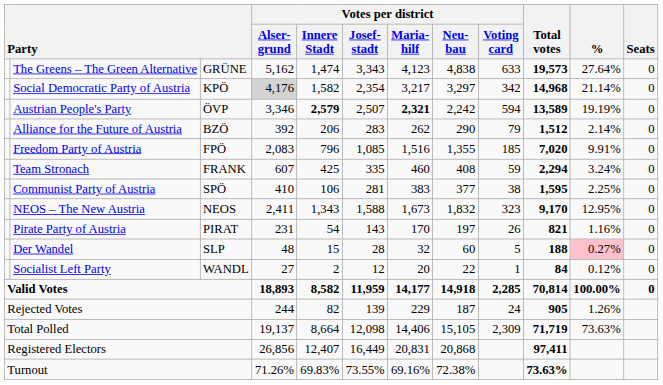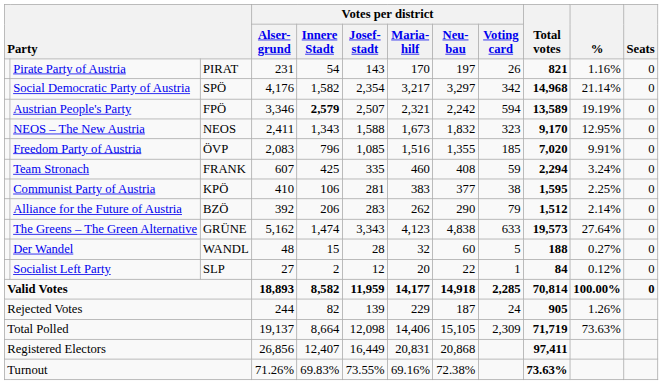rows swapped: (105, 68) <-> (69, 229)
(216, 88) KPÖ -> (215, 88) SPÖ
(280, 88) lightgrey background -> (280, 88) no background
(216, 108) ÖVP -> (215, 108) FPÖ
(416, 108) bold -> (416, 108) normal
rows swapped: (79, 209) <-> (98, 128)
(215, 149) FPÖ -> (216, 149) ÖVP
(215, 189) SPÖ -> (216, 189) KPÖ
(214, 249) SLP -> (226, 249) WANDL
(604, 249) pink background -> (604, 249) no background
(226, 269) WANDL -> (214, 269) SLP
